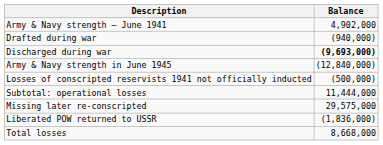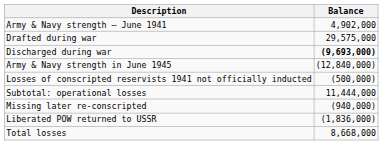(353, 38) (940,000) -> (351, 38) 29,575,000
(351, 106) 29,575,000 -> (353, 106) (940,000)
